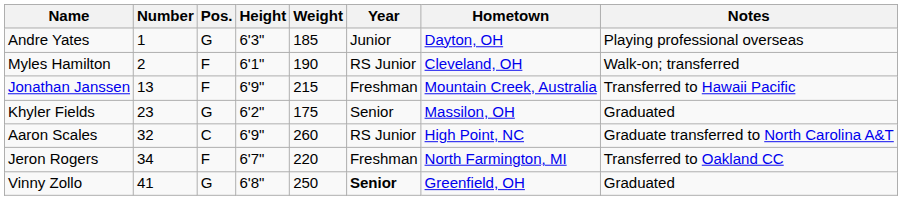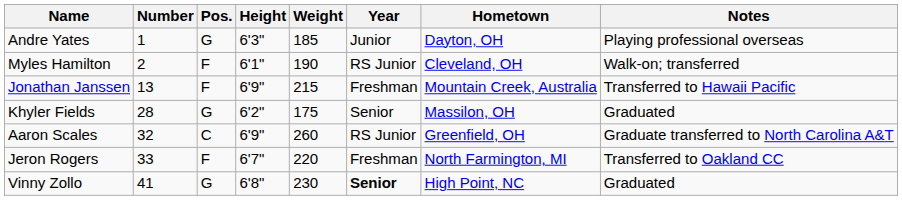(145, 111) 23 -> (145, 111) 28
(474, 135) High Point, NC -> (475, 135) Greenfield, OH
(145, 159) 34 -> (145, 159) 33
(306, 183) 250 -> (306, 183) 230
(475, 183) Greenfield, OH -> (474, 183) High Point, NC
